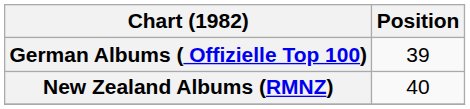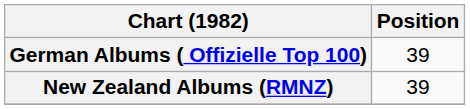(418, 87) 40 -> (418, 87) 39
